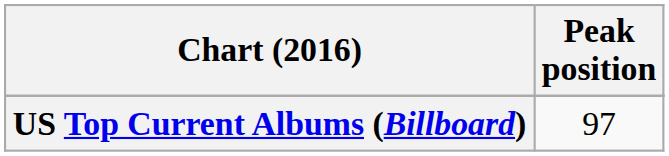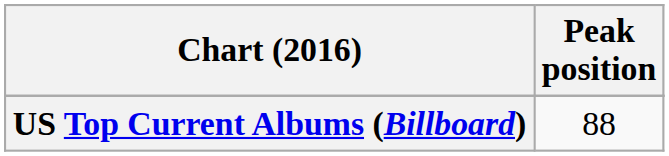(599, 122) 97 -> (599, 122) 88
